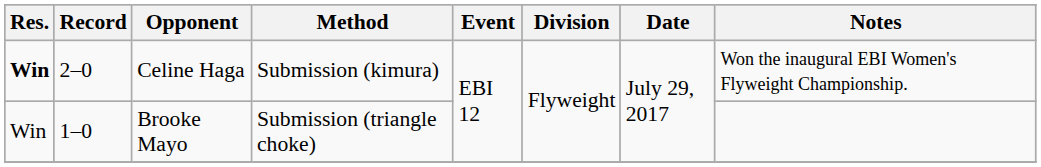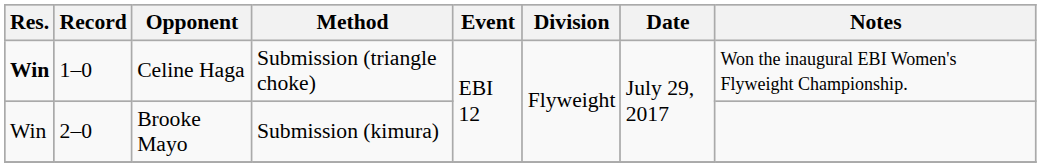(76, 70) 2–0 -> (76, 70) 1–0
(348, 70) Submission (kimura) -> (347, 70) Submission (triangle choke)
(76, 131) 1–0 -> (76, 131) 2–0
(347, 131) Submission (triangle choke) -> (348, 131) Submission (kimura)
